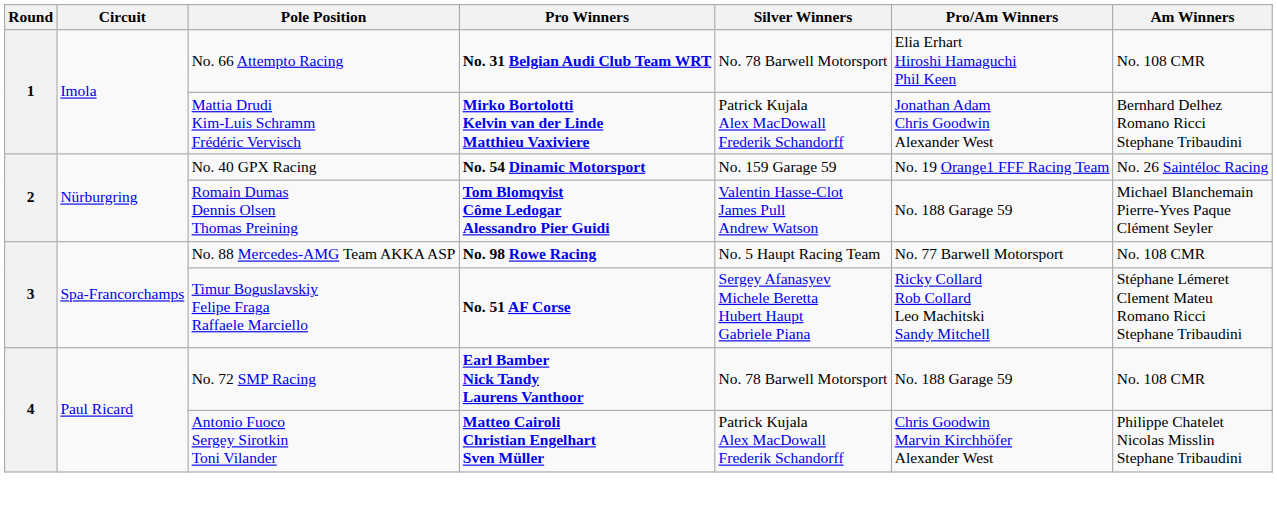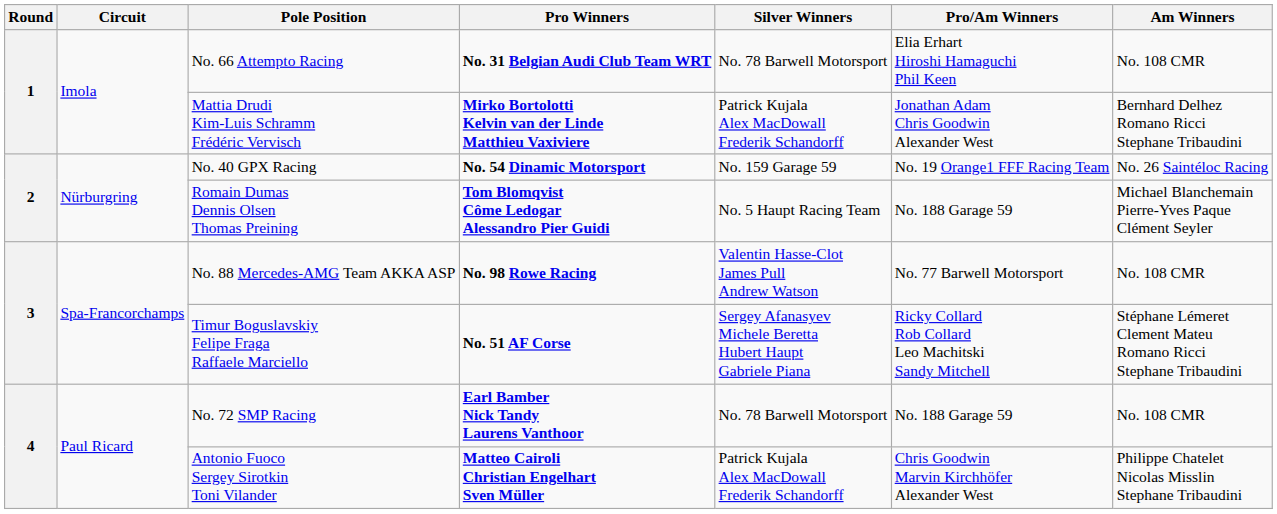(781, 210) Valentin Hasse-Clot James Pull Andrew Watson -> (799, 210) No. 5 Haupt Racing Team
(799, 254) No. 5 Haupt Racing Team -> (781, 272) Valentin Hasse-Clot James Pull Andrew Watson
